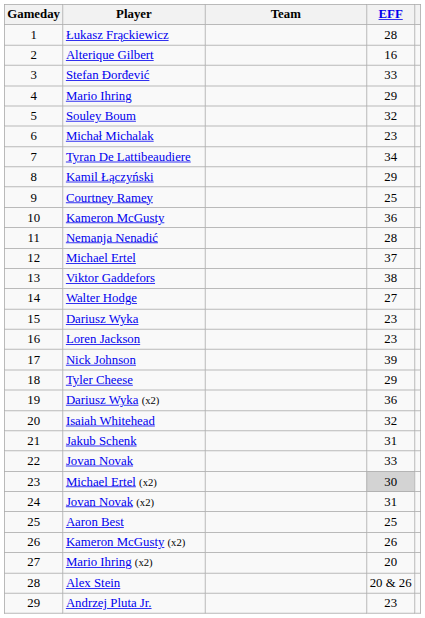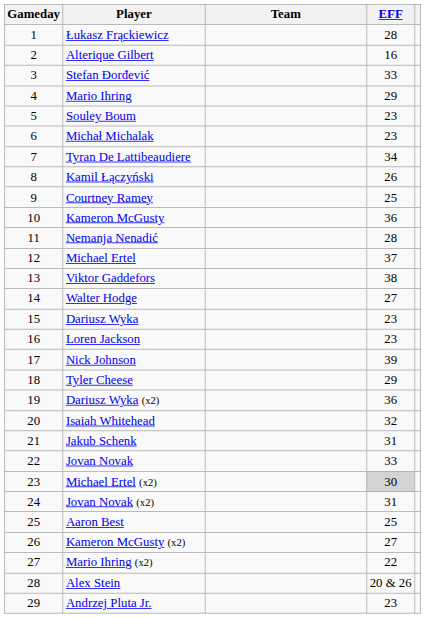(391, 116) 32 -> (391, 116) 23
(391, 177) 29 -> (391, 177) 26
(391, 542) 26 -> (391, 542) 27
(391, 562) 20 -> (391, 562) 22
